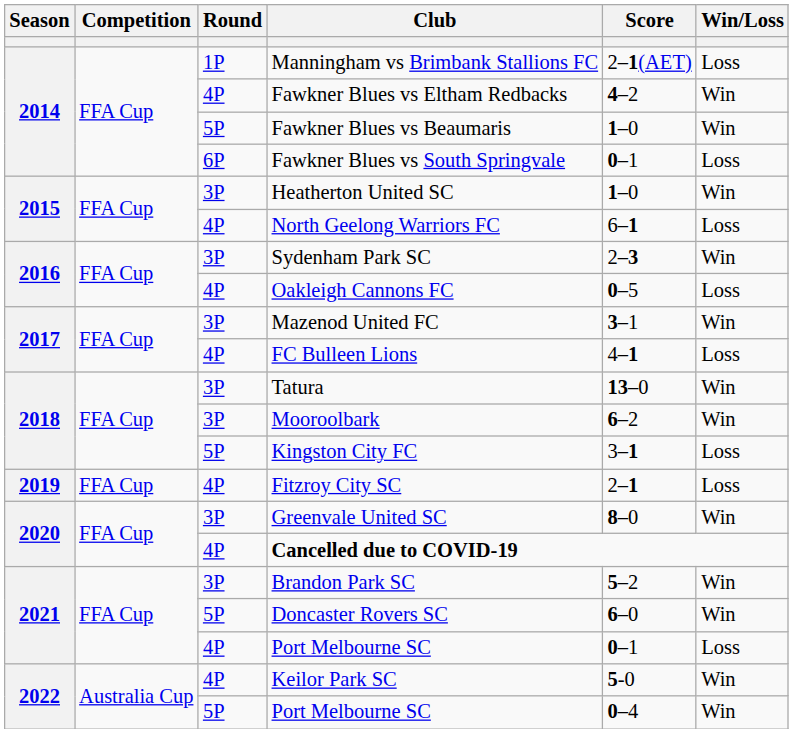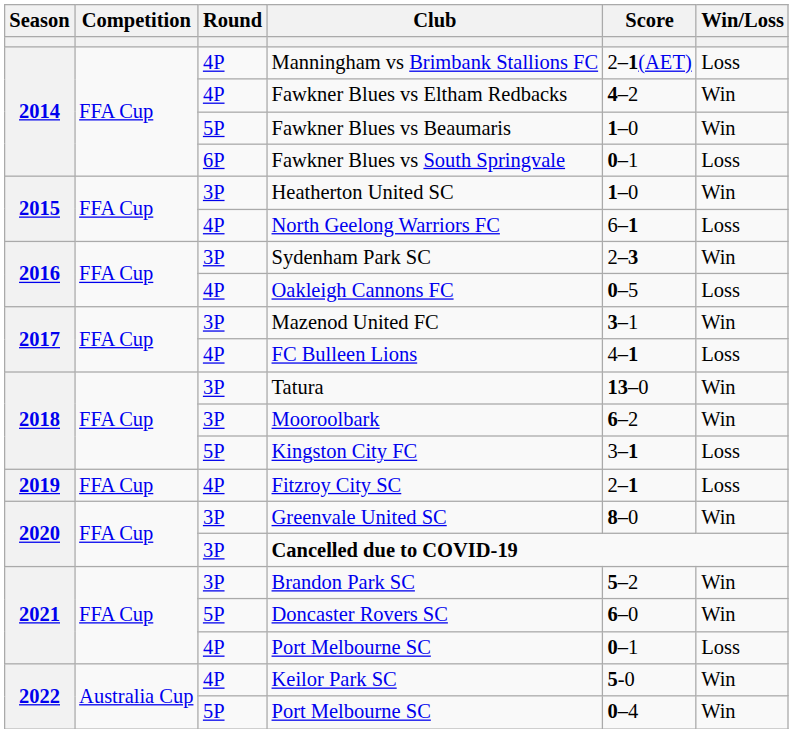(214, 62) 1P -> (214, 62) 4P
(214, 549) 4P -> (214, 549) 3P
